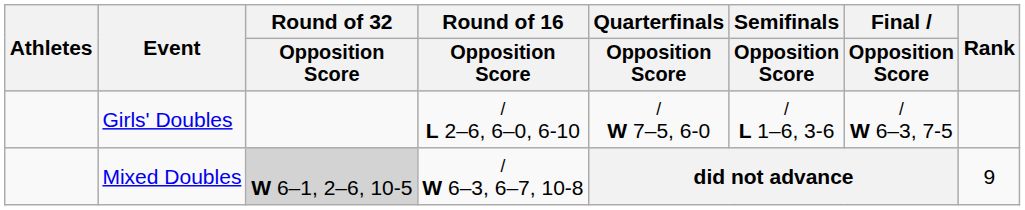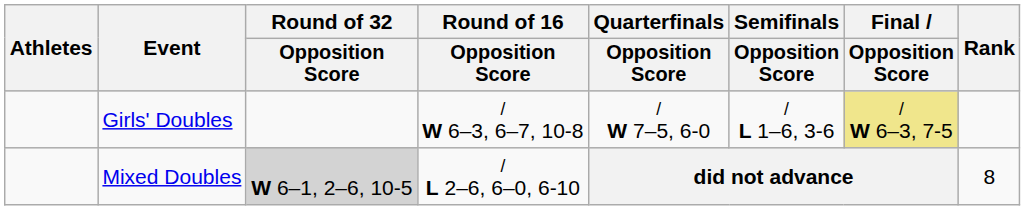(503, 121) / L 2–6, 6–0, 6-10 -> (503, 121) / W 6–3, 6–7, 10-8
(901, 121) no background -> (901, 121) khaki background
(503, 178) / W 6–3, 6–7, 10-8 -> (503, 178) / L 2–6, 6–0, 6-10
(989, 176) 9 -> (989, 176) 8
